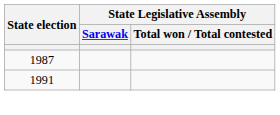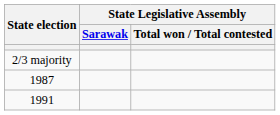+ row: (42, 60)
